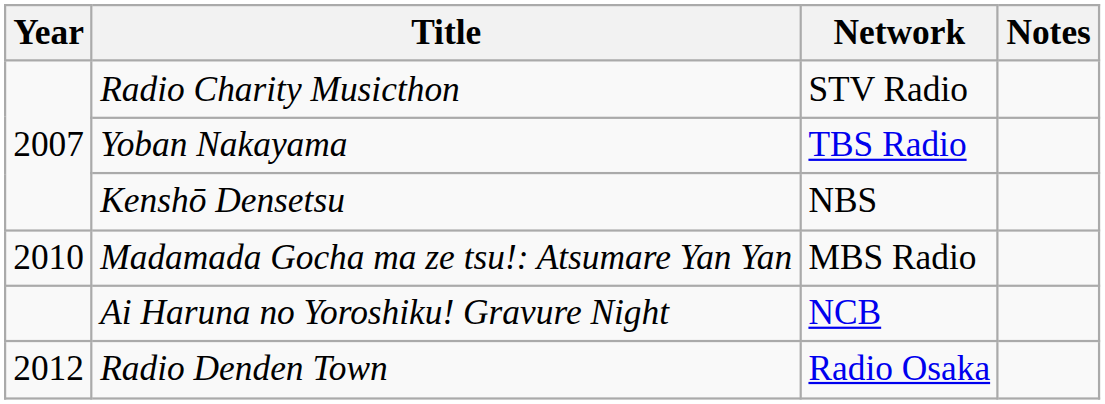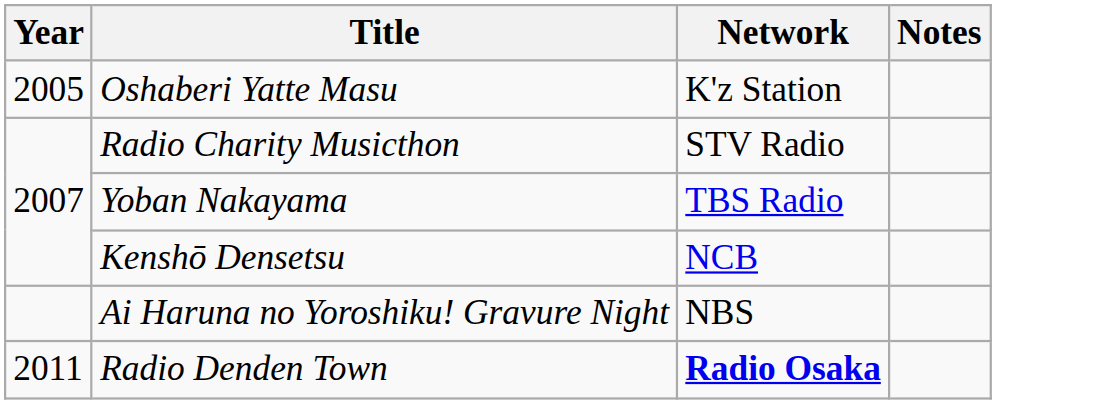+ row: (249, 88)
(843, 200) NBS -> (722, 256) NCB
- row: (446, 256)
(845, 312) NCB -> (720, 312) NBS
(49, 369) 2012 -> (48, 369) 2011
(899, 369) normal -> (783, 369) bold
